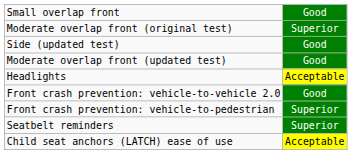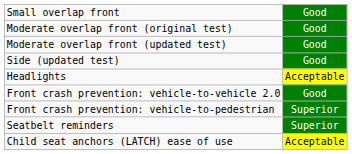(315, 29) Superior -> (315, 29) Good
rows swapped: (117, 61) <-> (63, 45)
